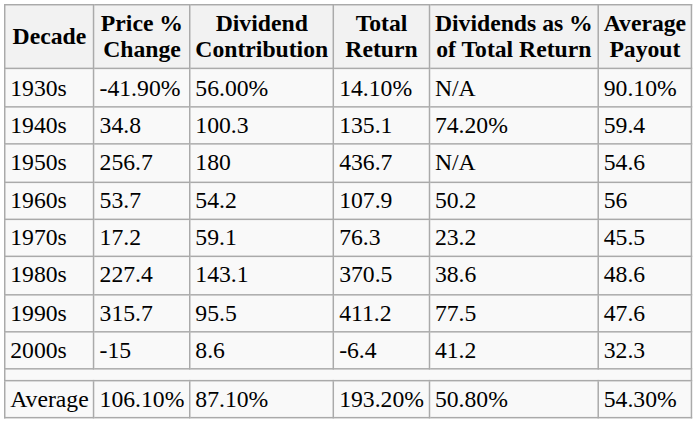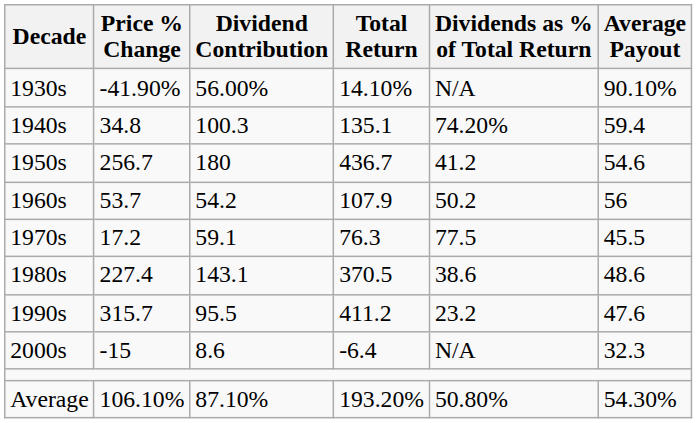(455, 162) N/A -> (456, 162) 41.2
(456, 237) 23.2 -> (456, 237) 77.5
(456, 312) 77.5 -> (456, 312) 23.2
(456, 350) 41.2 -> (455, 350) N/A
